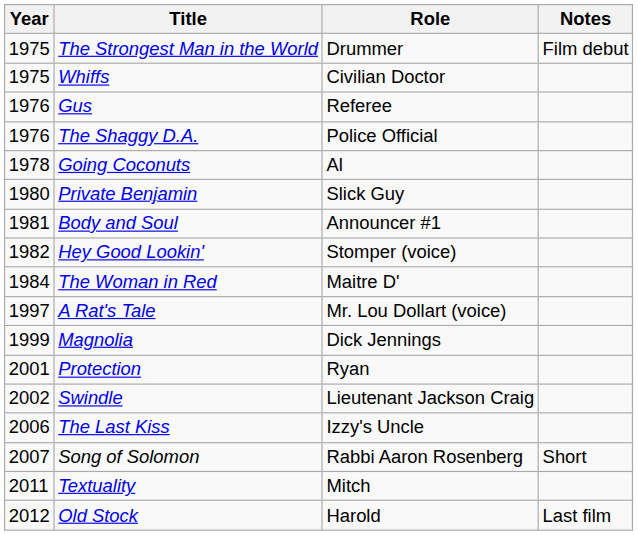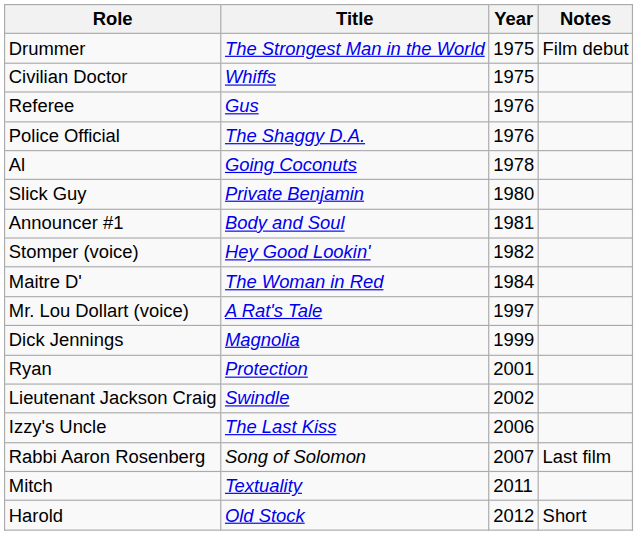columns swapped: (29, 19) <-> (430, 19)
(565, 456) Short -> (577, 456) Last film
(577, 515) Last film -> (565, 515) Short
